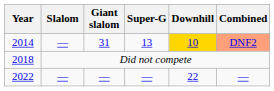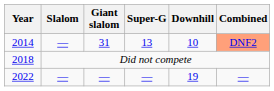(193, 42) gold background -> (193, 42) no background
(193, 77) 22 -> (193, 77) 19
